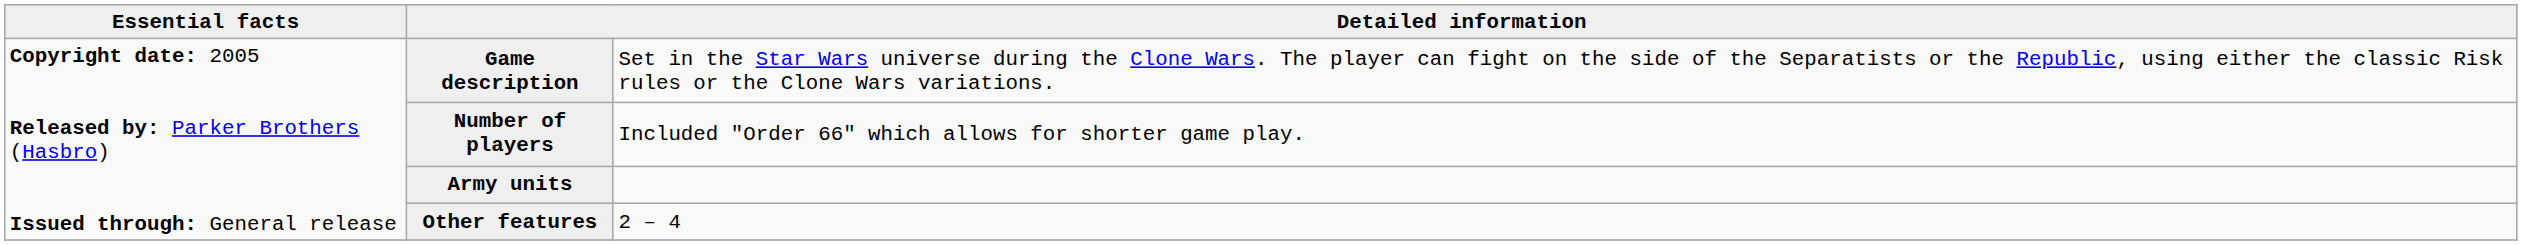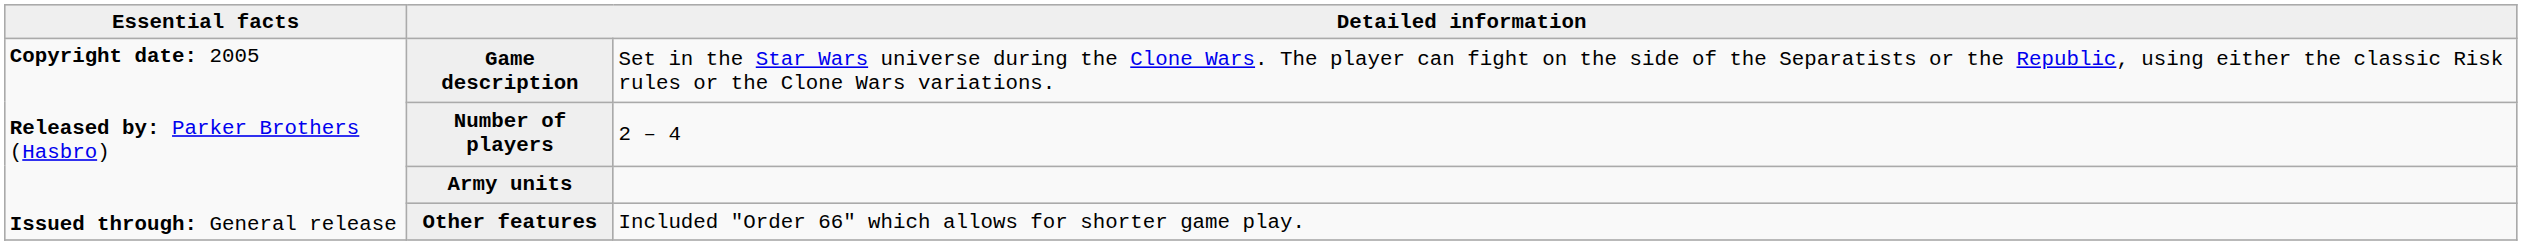(962, 134) Included "Order 66" which allows for shorter game play. -> (650, 134) 2 – 4
(650, 222) 2 – 4 -> (962, 222) Included "Order 66" which allows for shorter game play.
